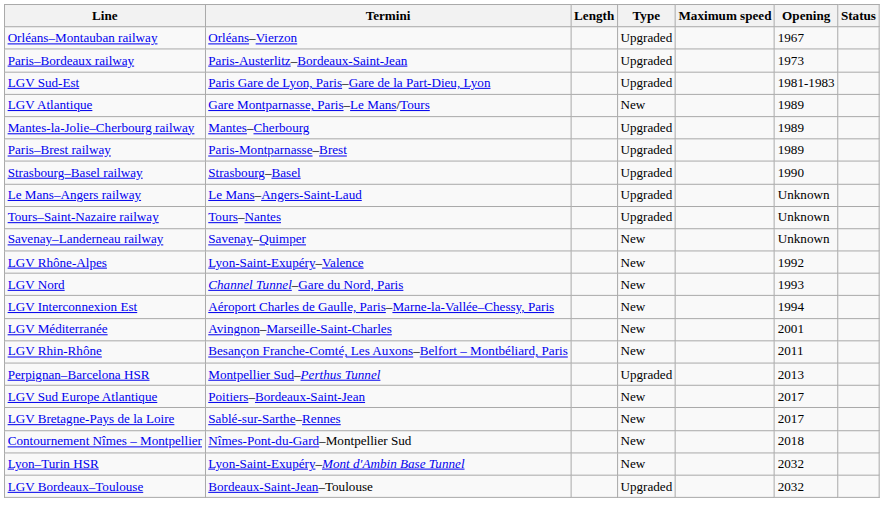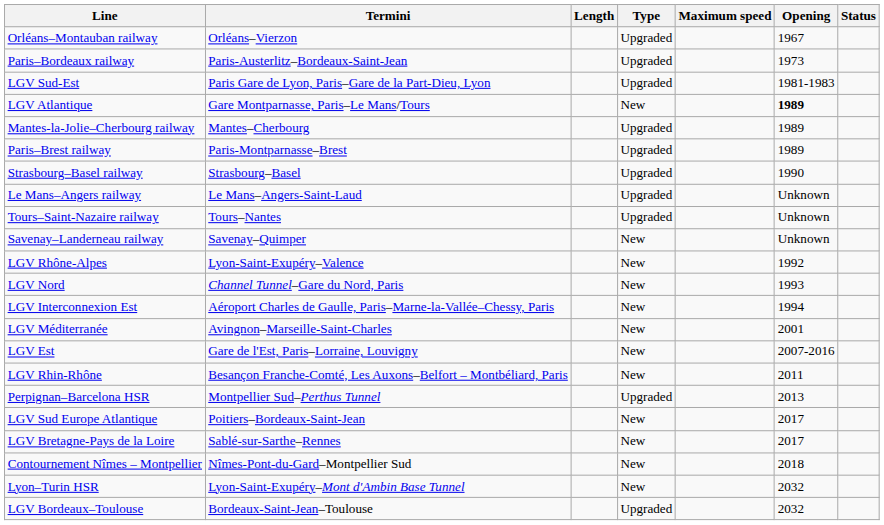(791, 105) normal -> (791, 105) bold
+ row: (31, 351)
